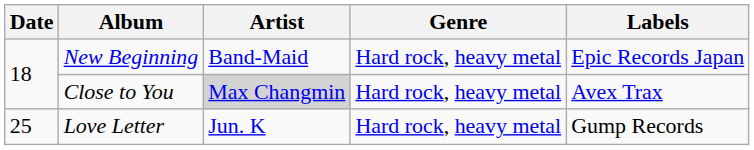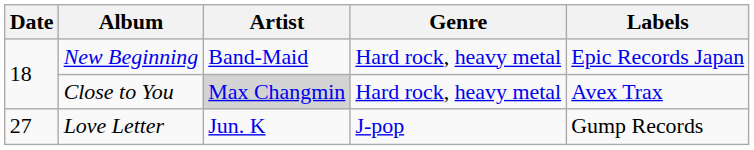(21, 126) 25 -> (21, 126) 27
(458, 126) Hard rock, heavy metal -> (380, 126) J-pop
